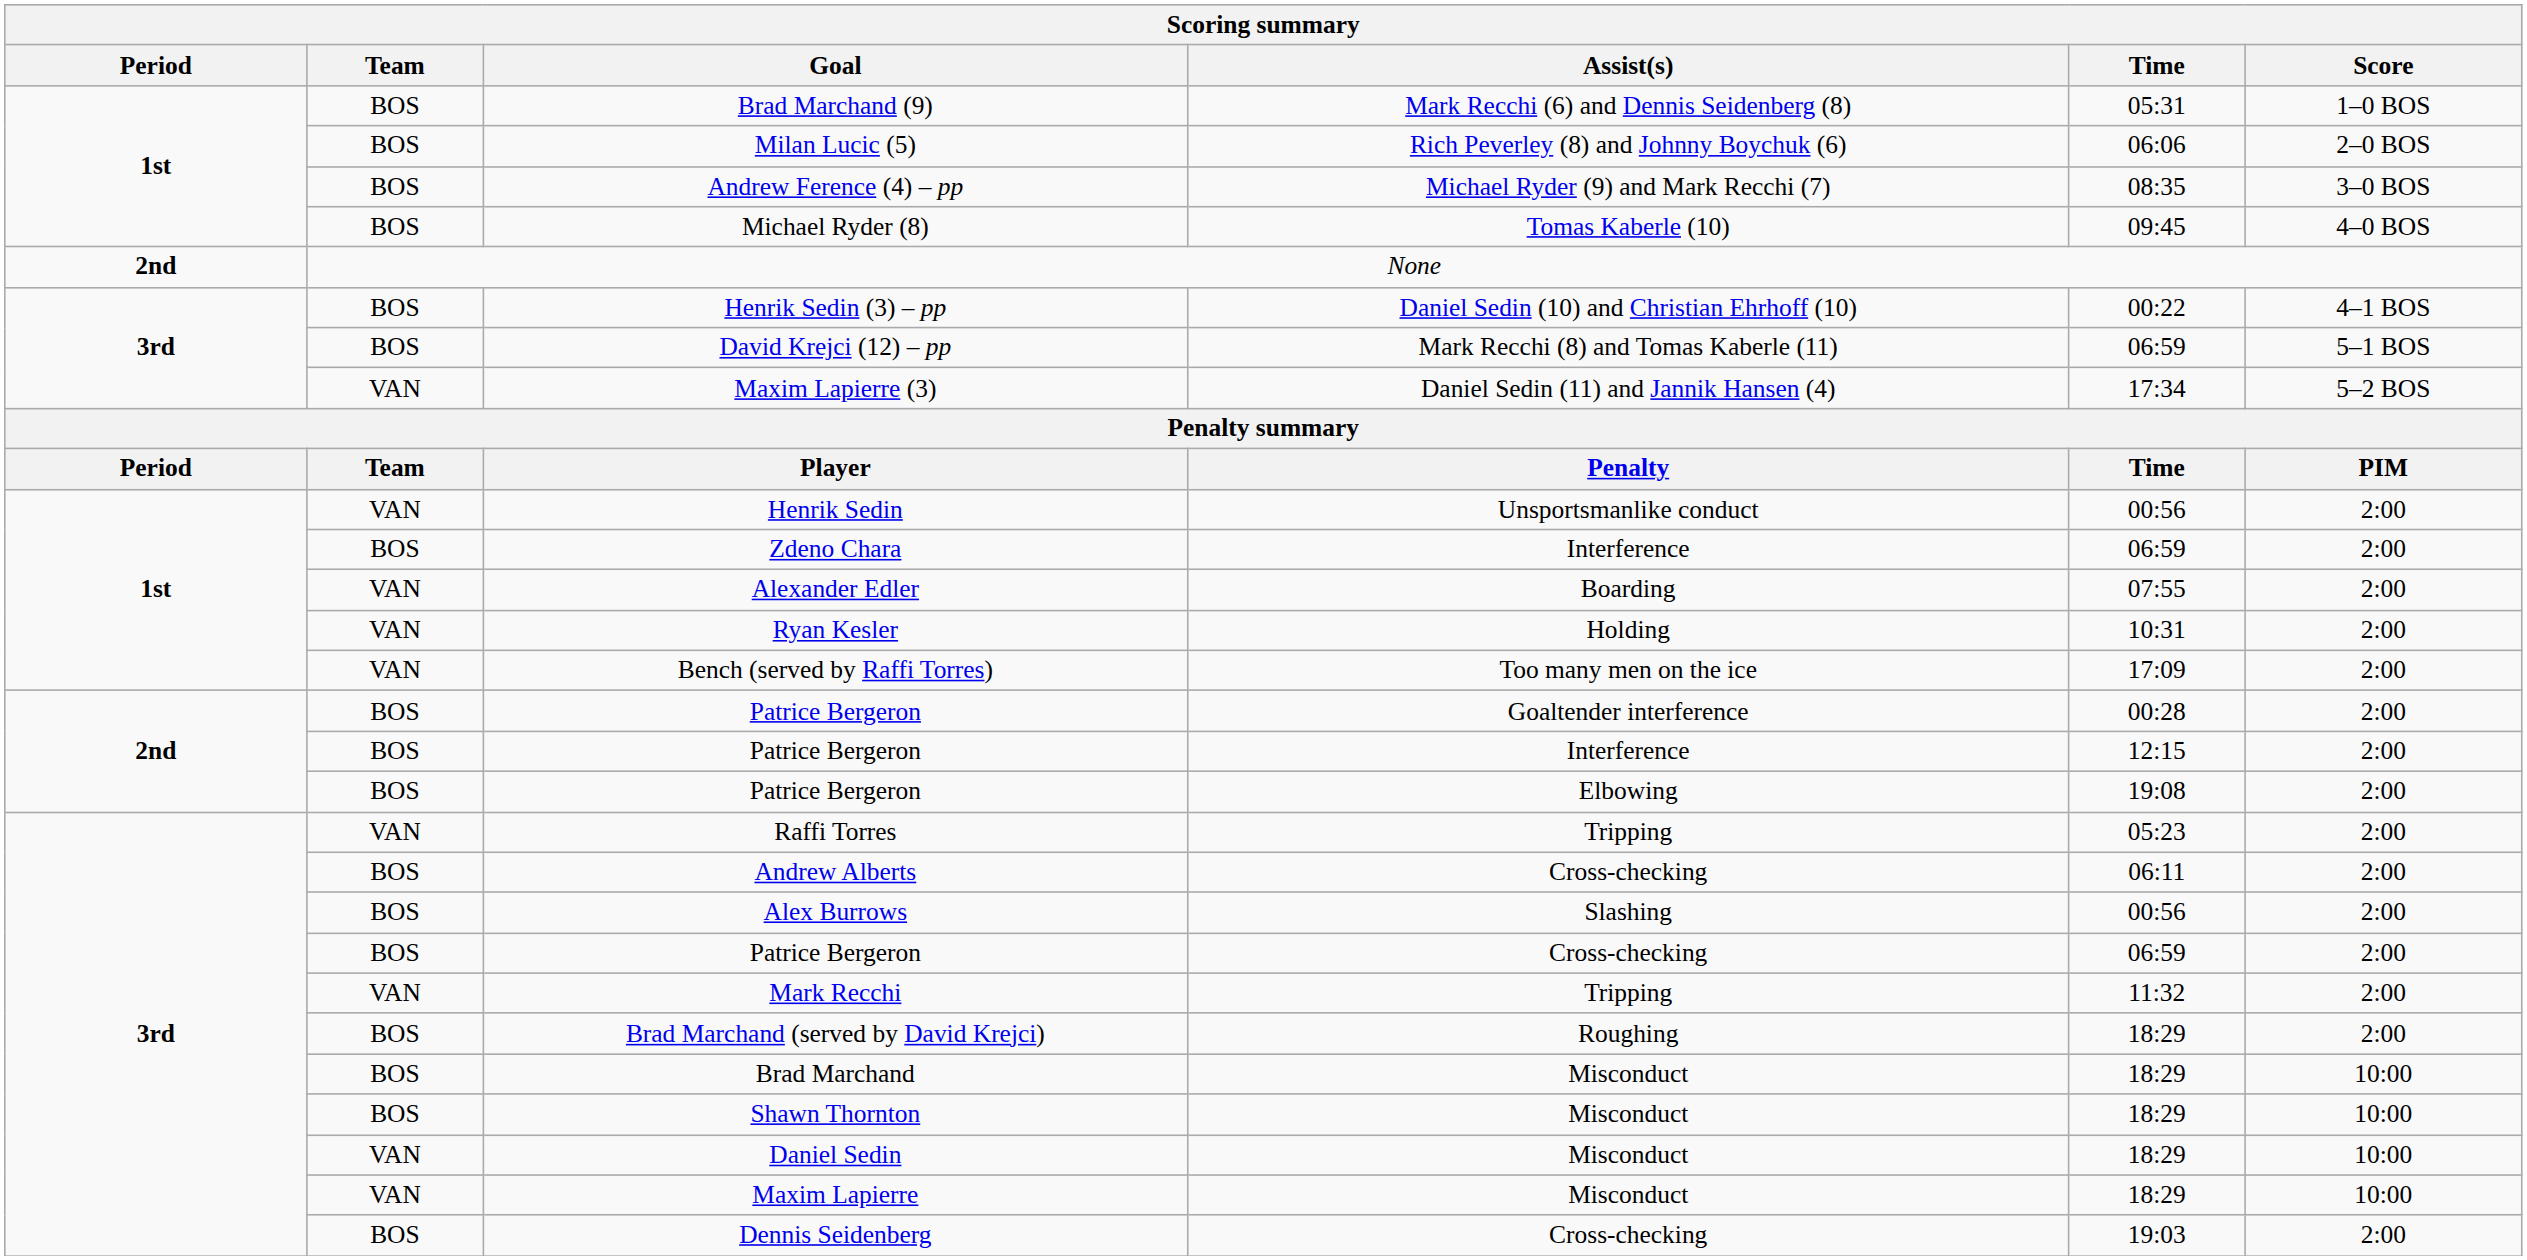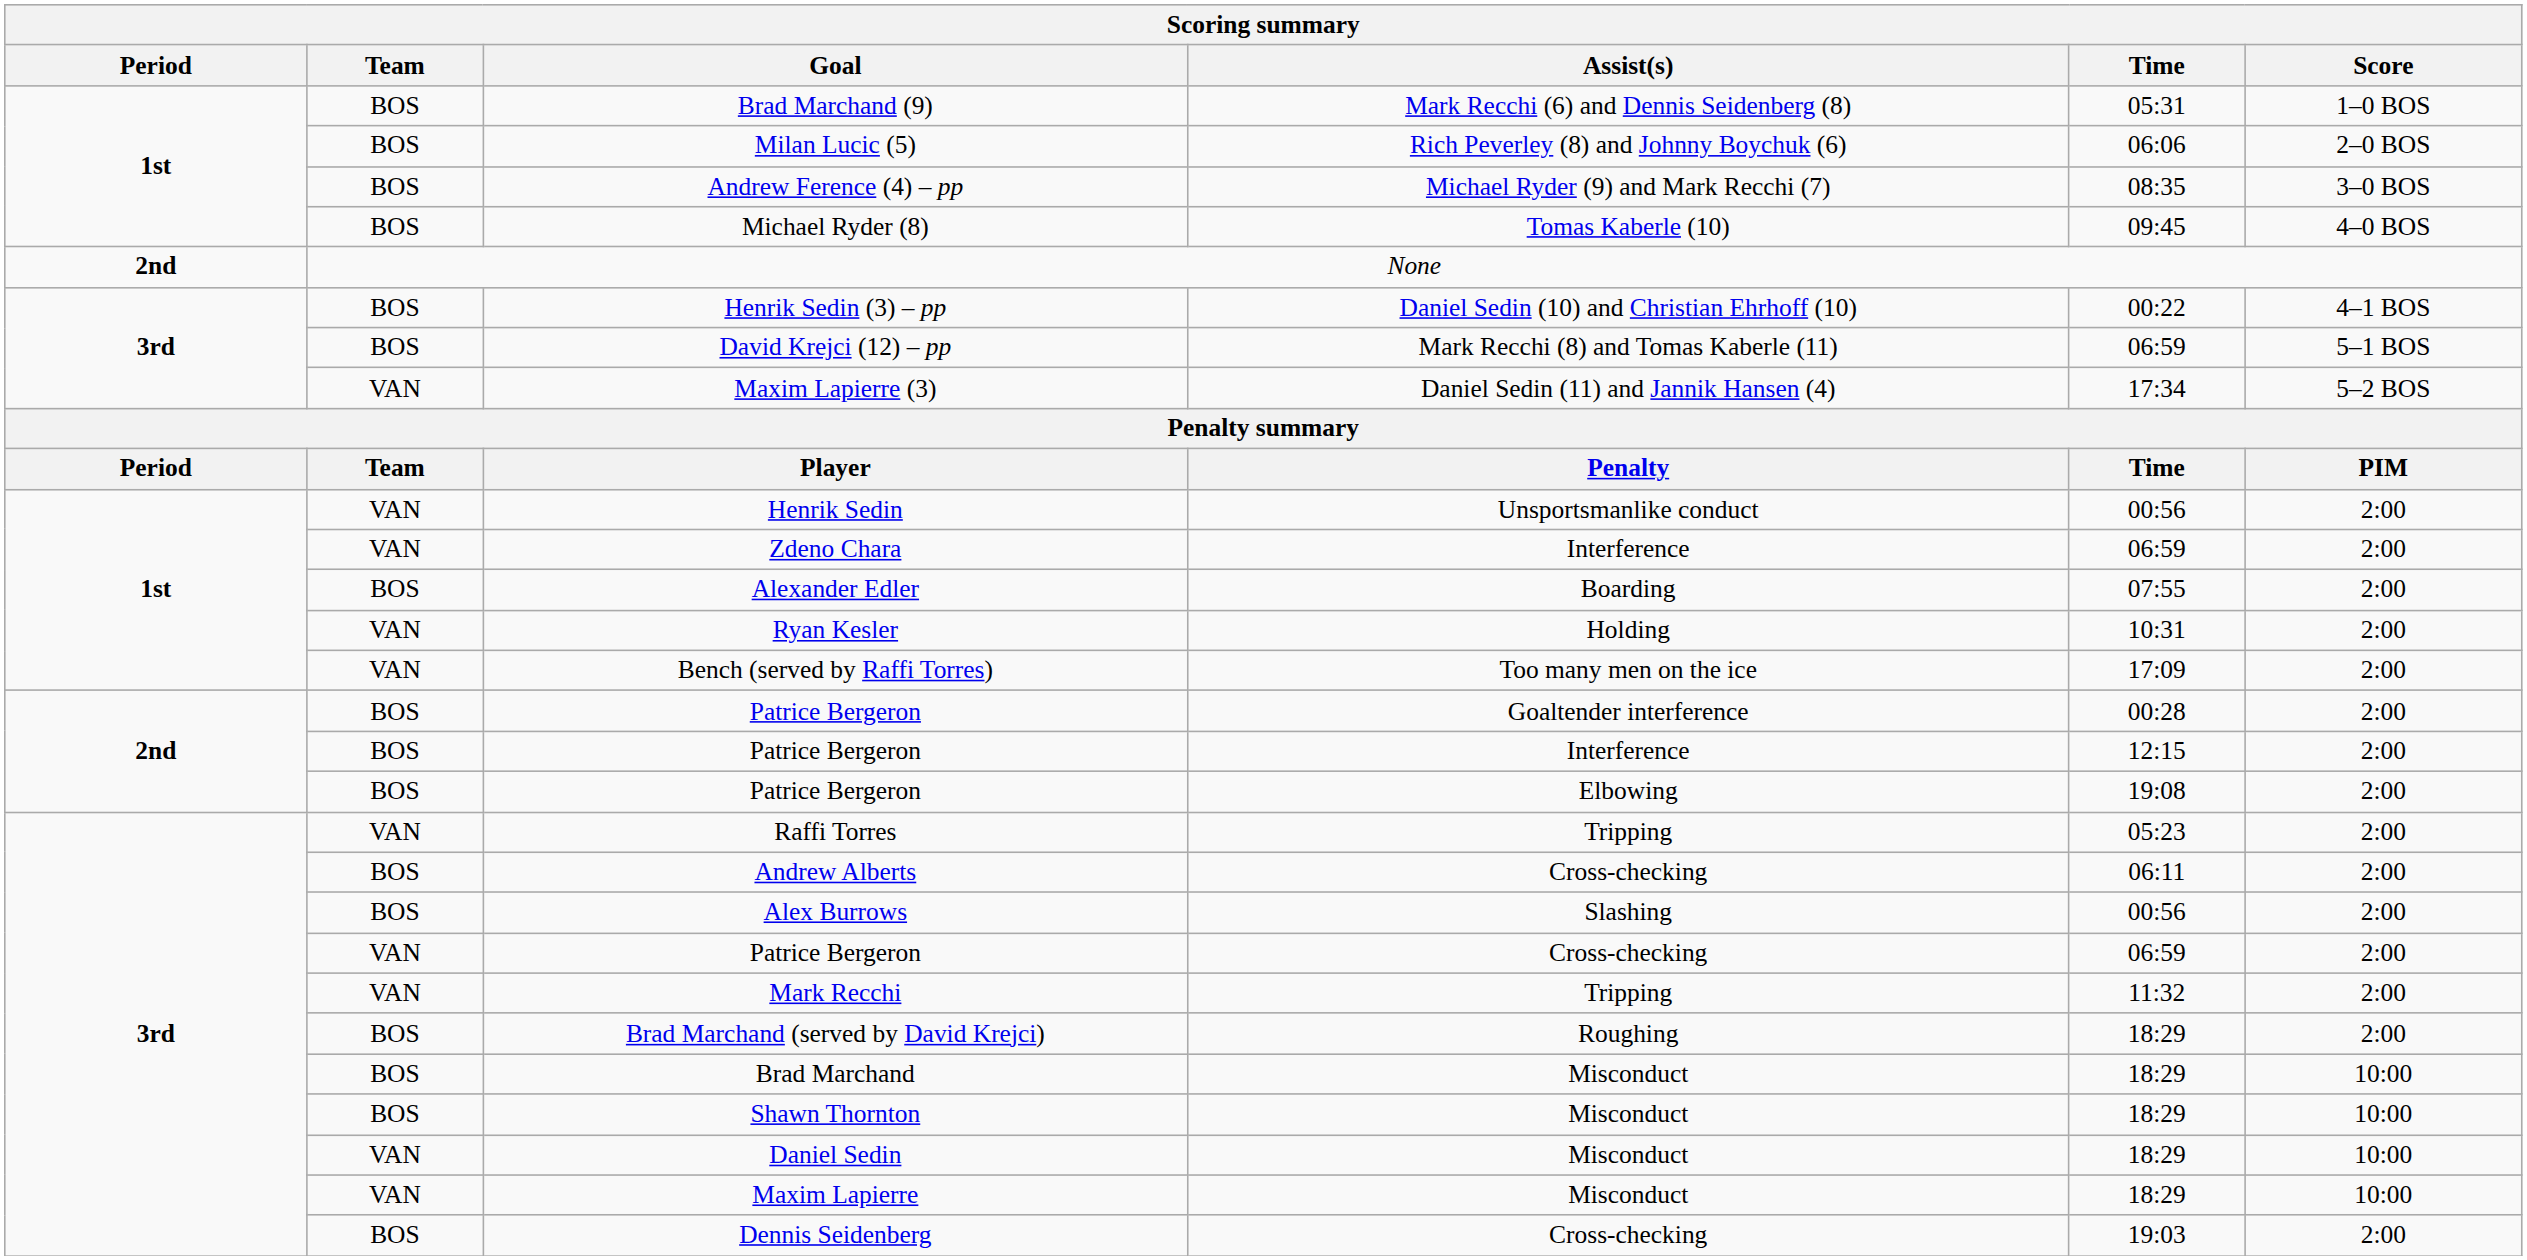(395, 549) BOS -> (395, 549) VAN
(395, 589) VAN -> (395, 589) BOS
(395, 952) BOS -> (395, 952) VAN
